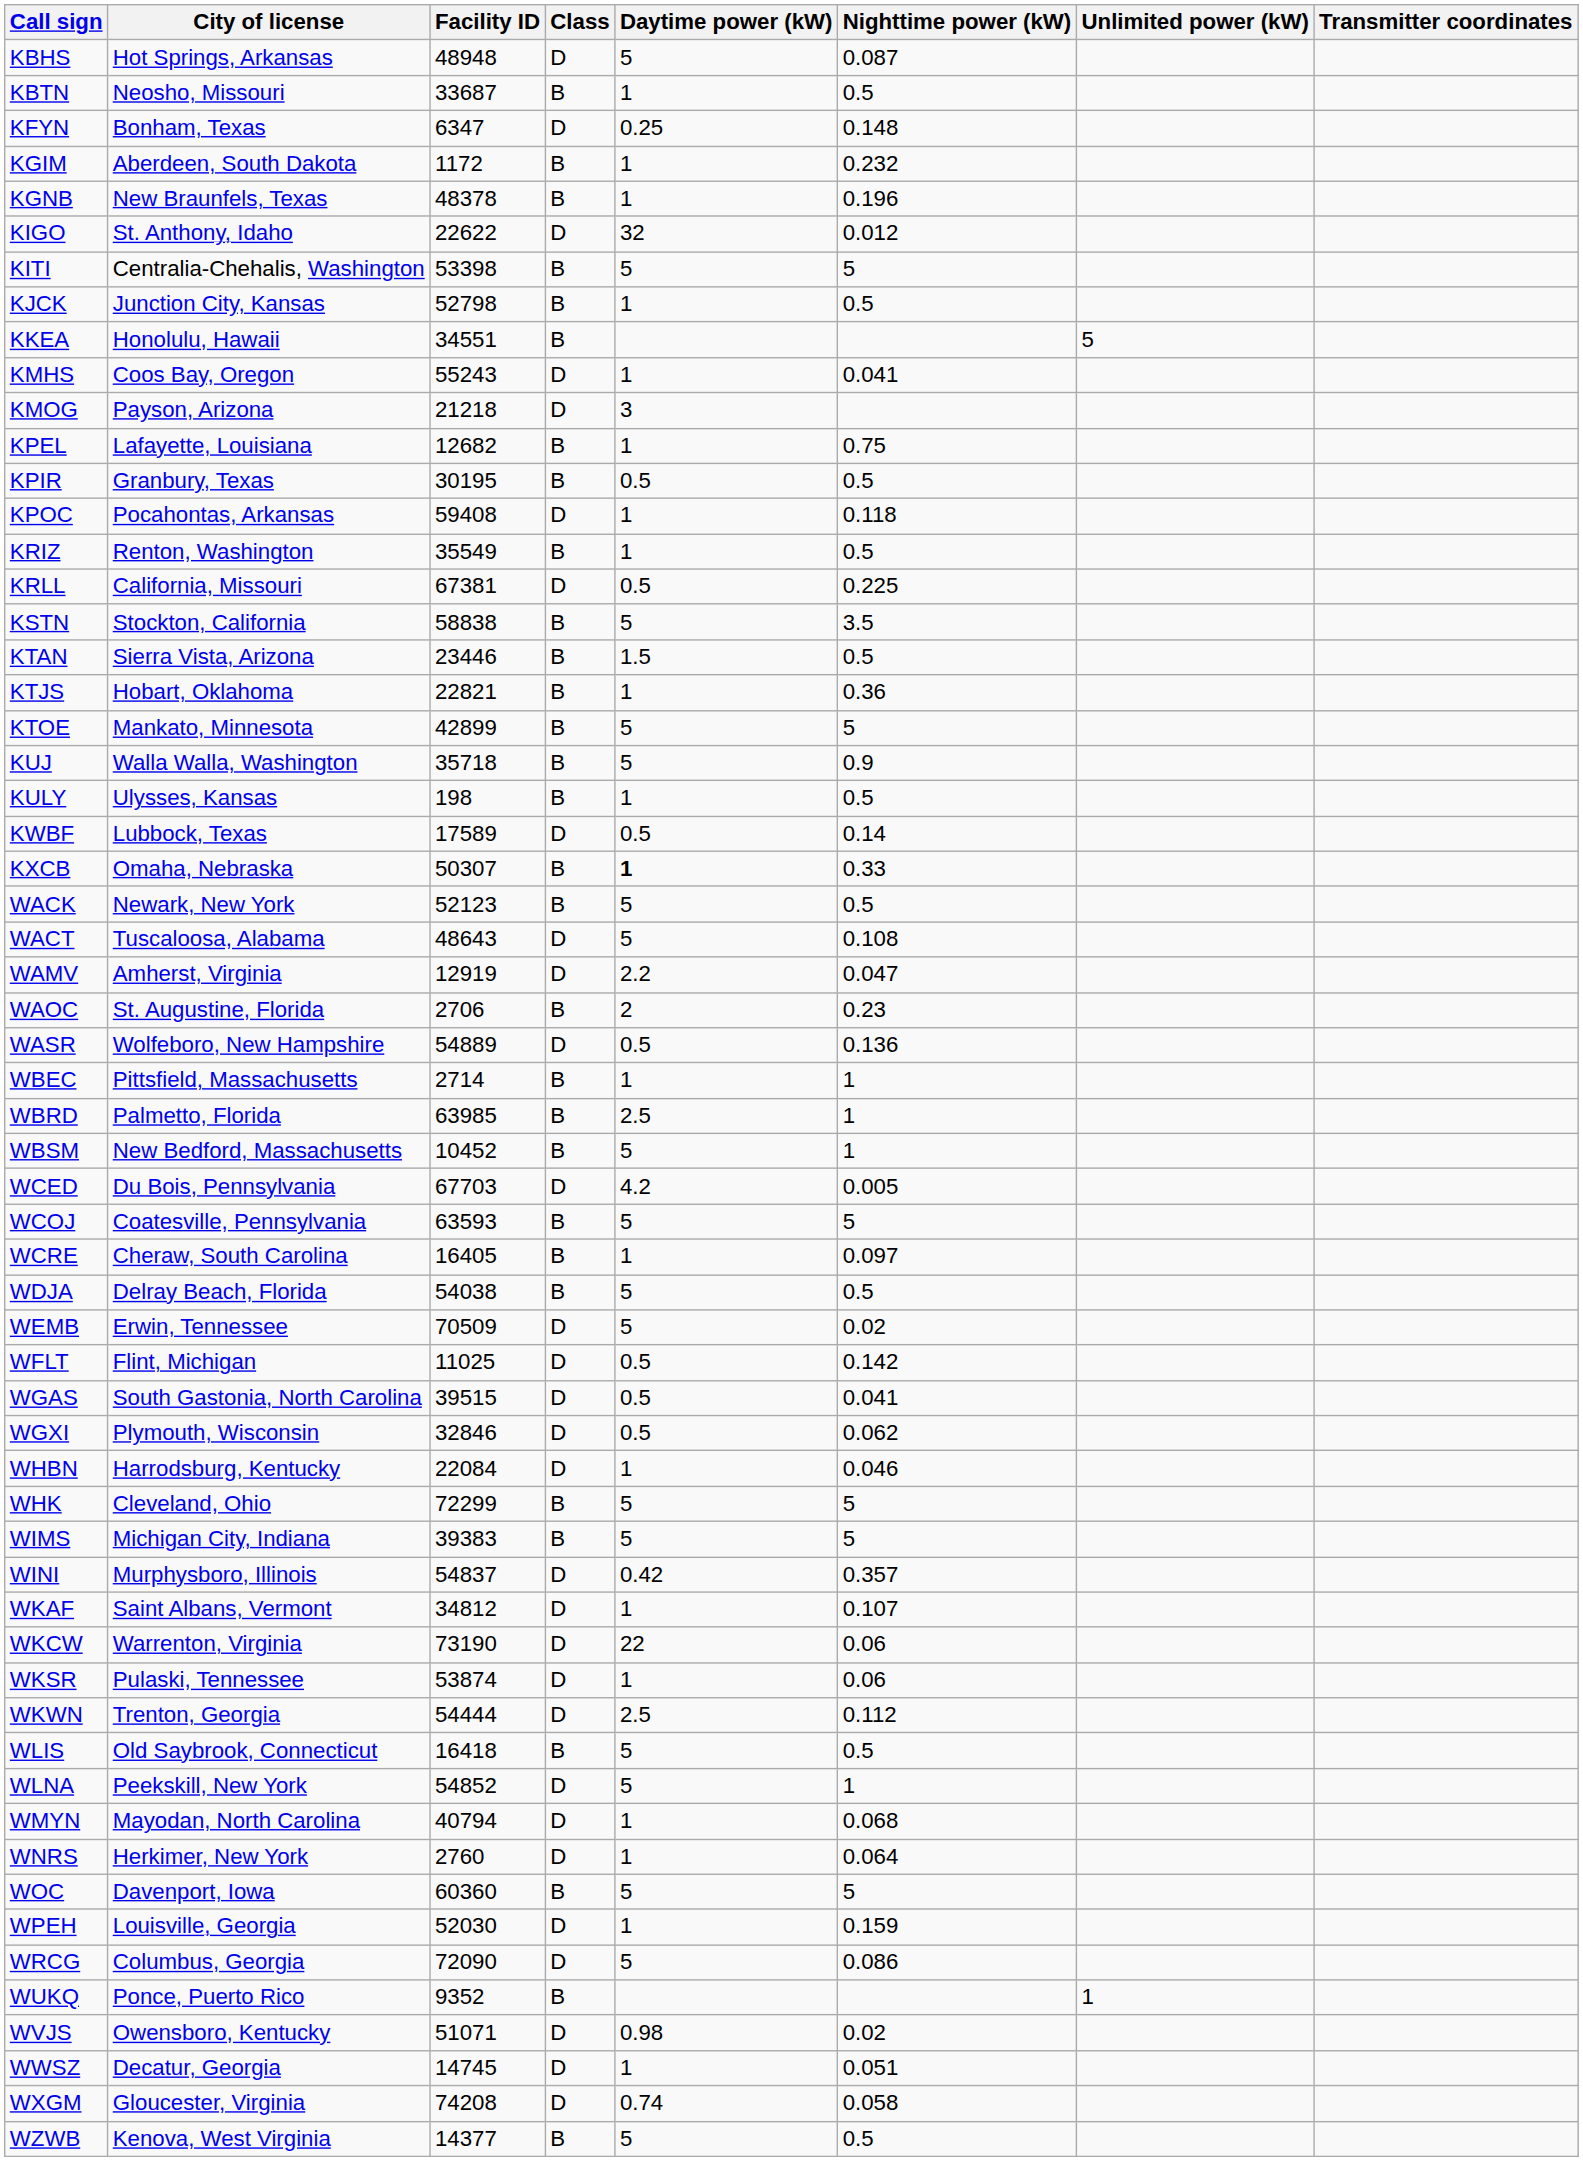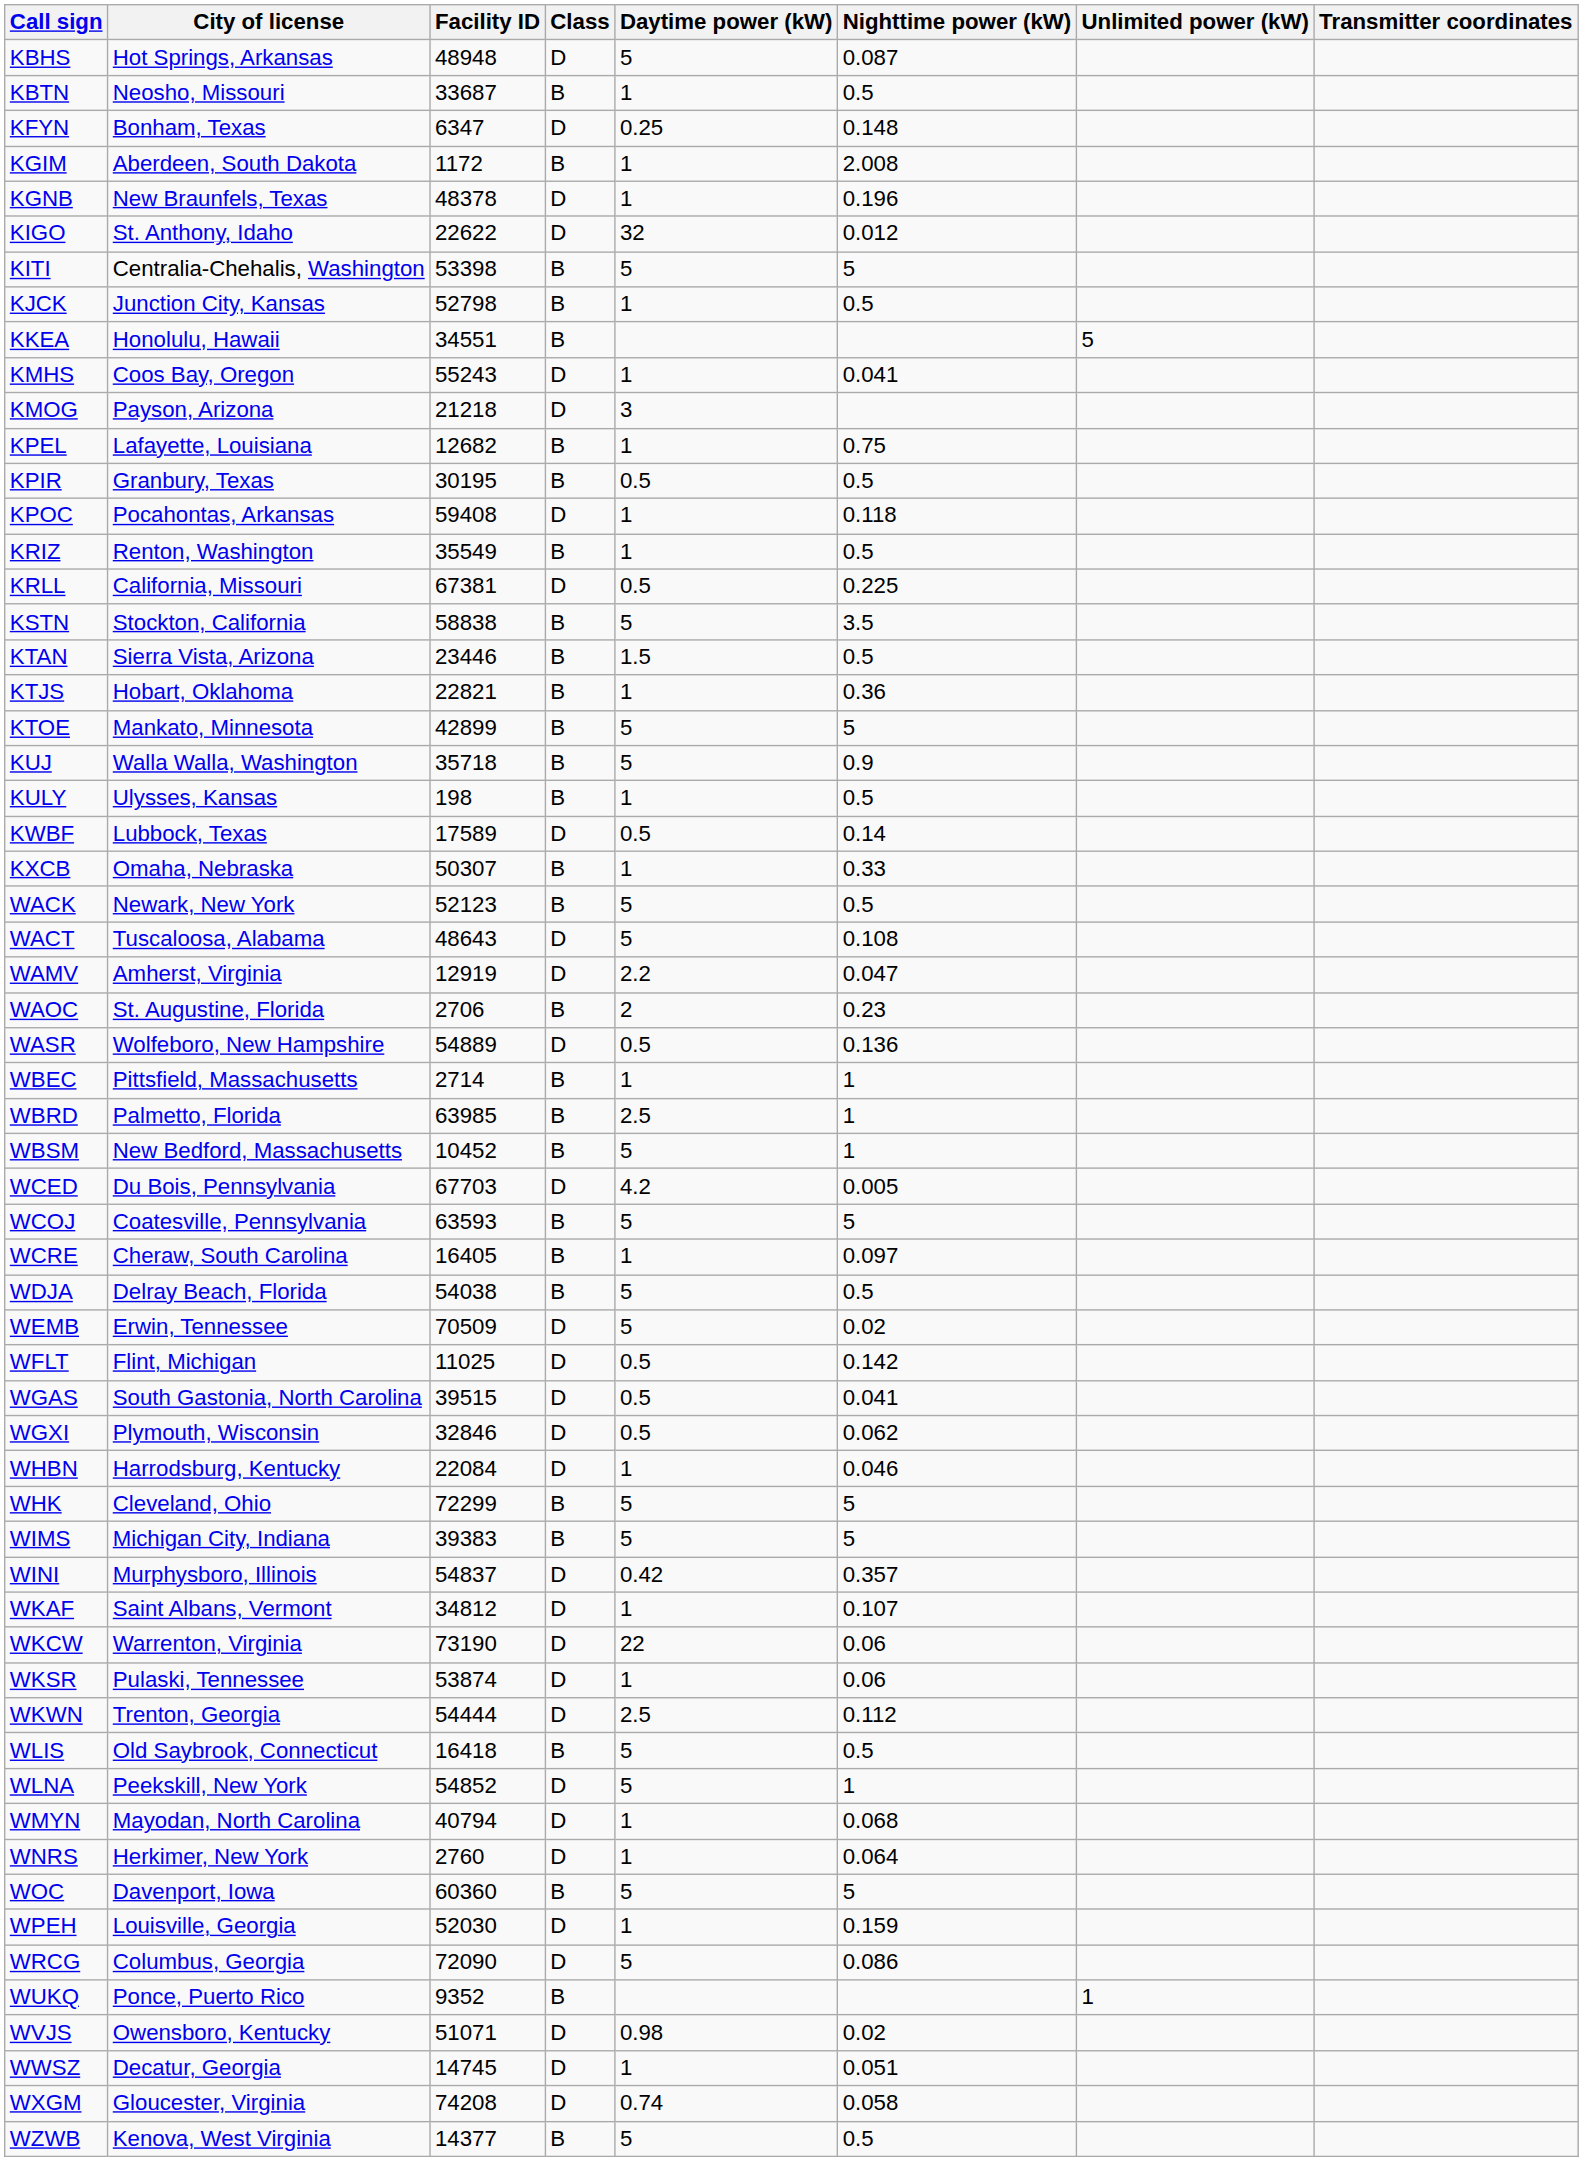(871, 163) 0.232 -> (871, 163) 2.008
(558, 198) B -> (558, 198) D
(626, 868) bold -> (626, 868) normal
